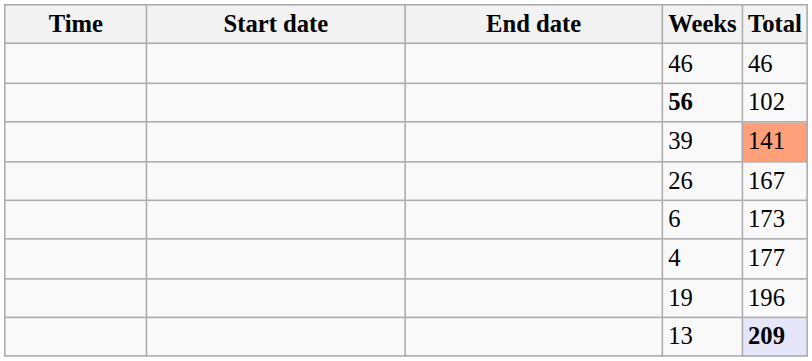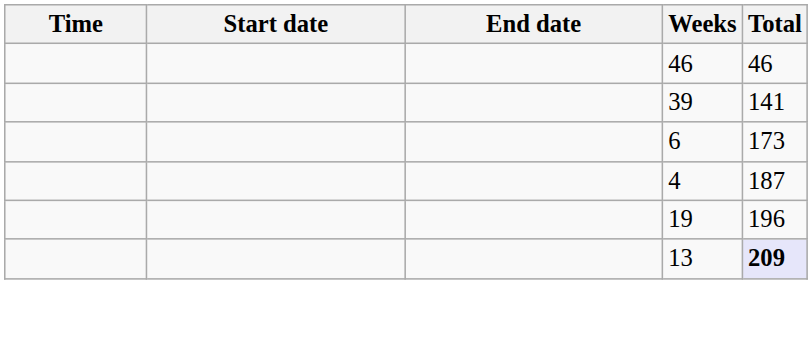- row: (681, 102)
(767, 141) lightsalmon background -> (767, 102) no background
- row: (681, 180)
(767, 258) 177 -> (767, 180) 187
